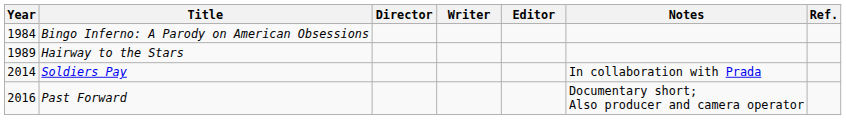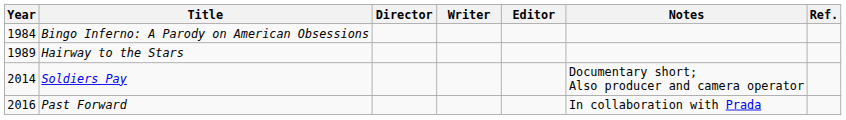(665, 72) In collaboration with Prada -> (687, 79) Documentary short; Also producer and camera operator
(687, 98) Documentary short; Also producer and camera operator -> (665, 105) In collaboration with Prada
